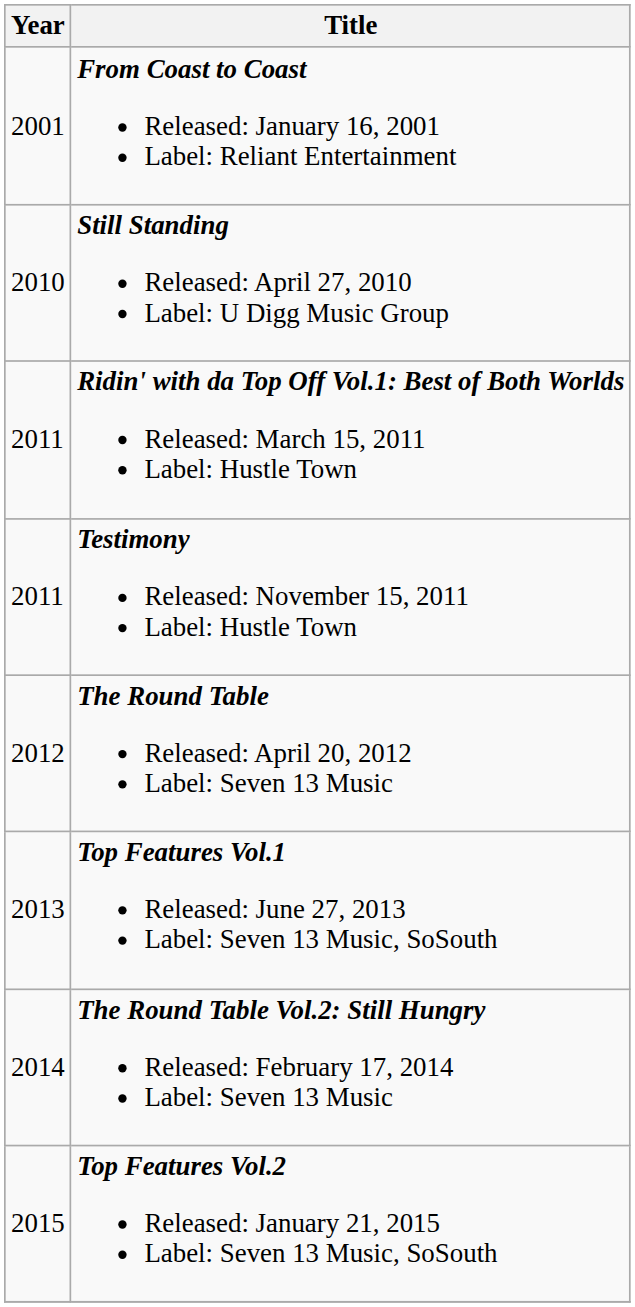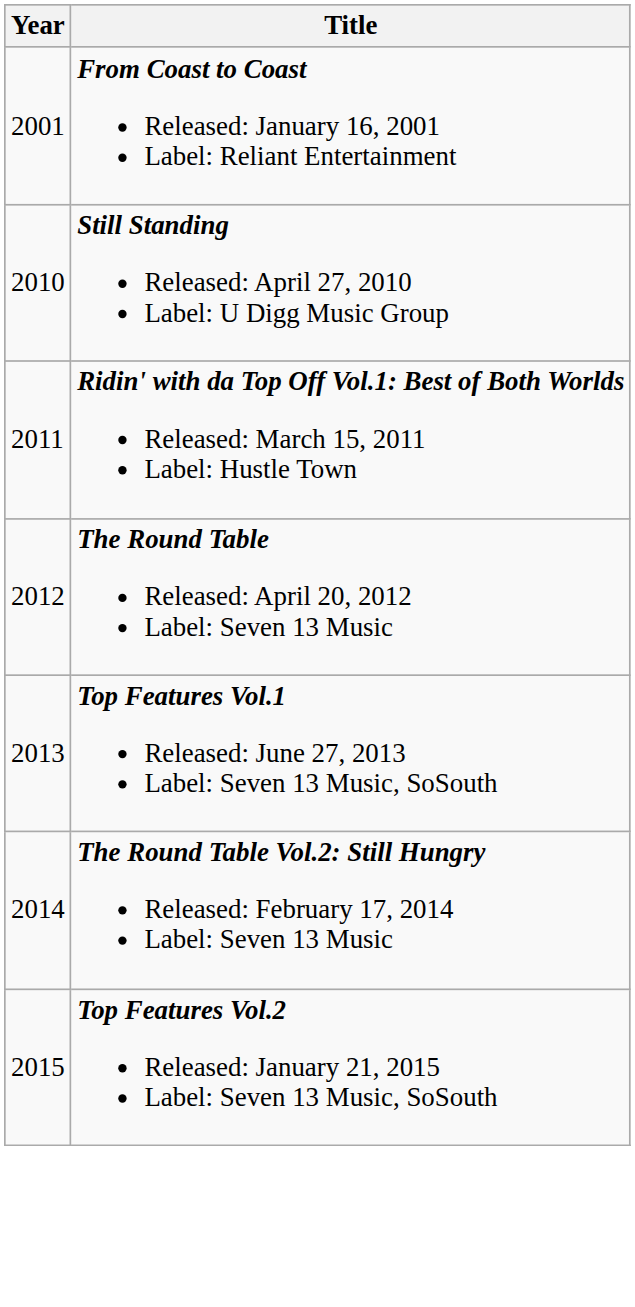- row: (351, 583)
